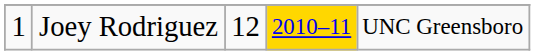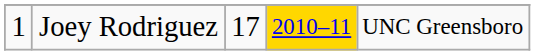(246, 27) 12 -> (246, 27) 17
